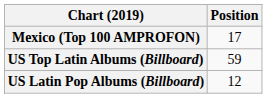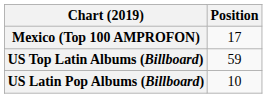(235, 81) 12 -> (235, 81) 10
